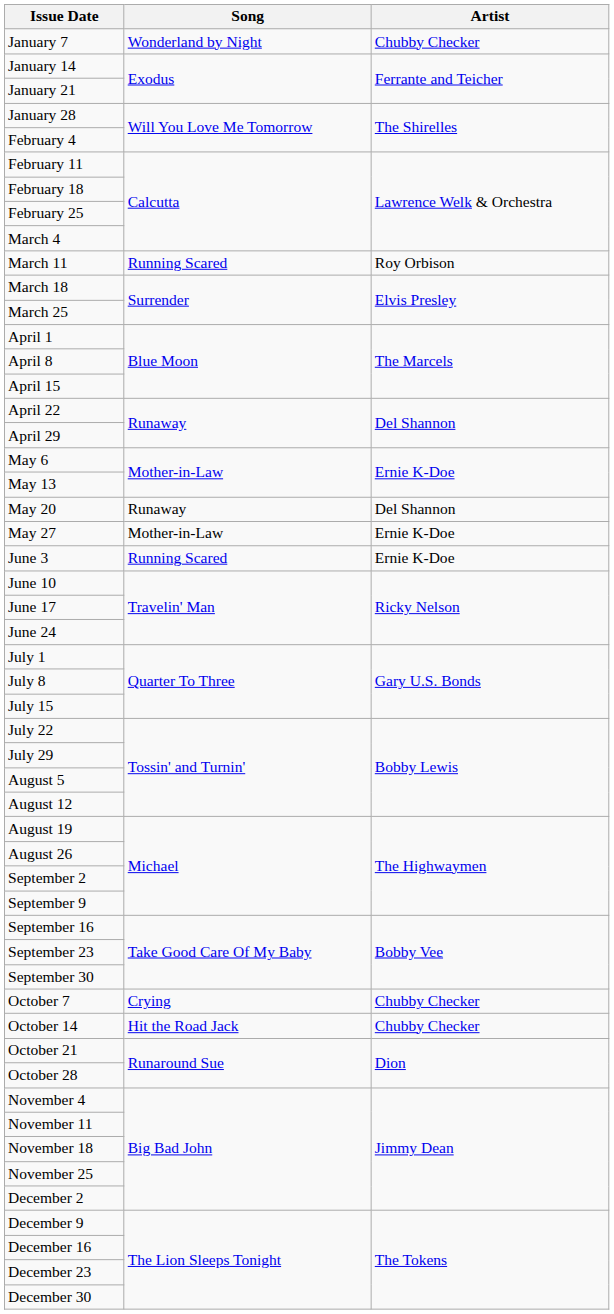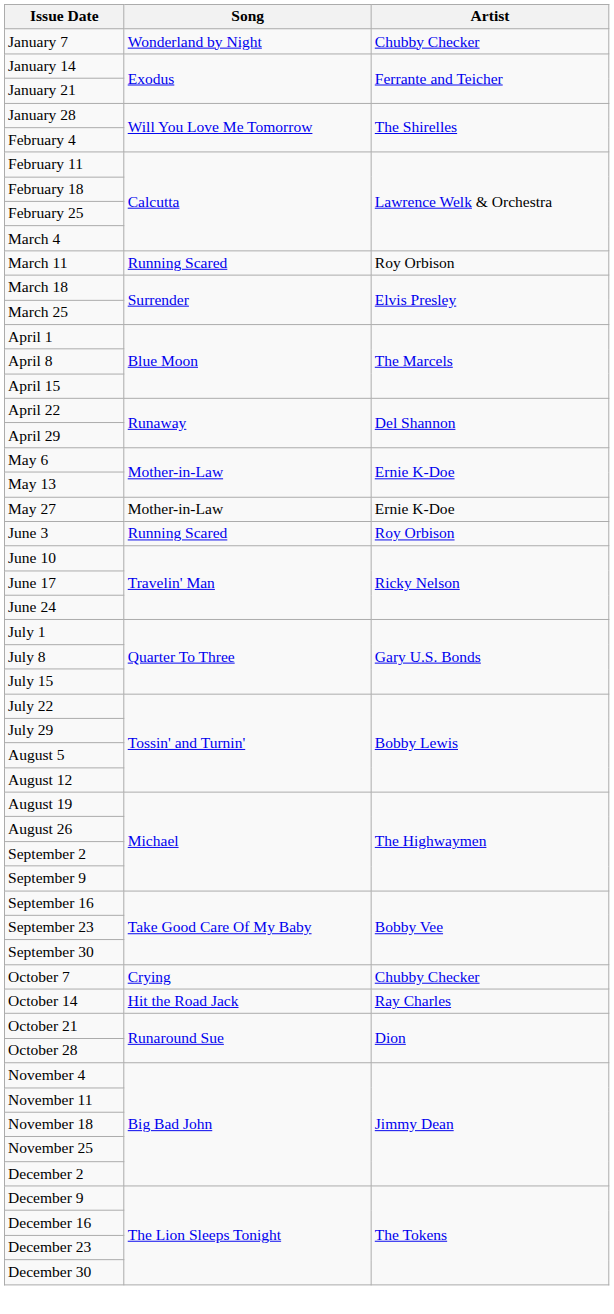- row: (32, 509)
(415, 558) Ernie K-Doe -> (415, 533) Roy Orbison
(427, 1025) Chubby Checker -> (413, 1001) Ray Charles
